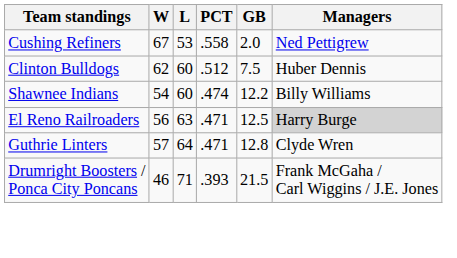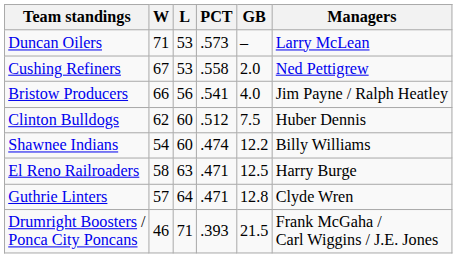+ row: (55, 42)
+ row: (68, 94)
(161, 119) 56 -> (161, 171) 58
(316, 119) lightgrey background -> (316, 171) no background
